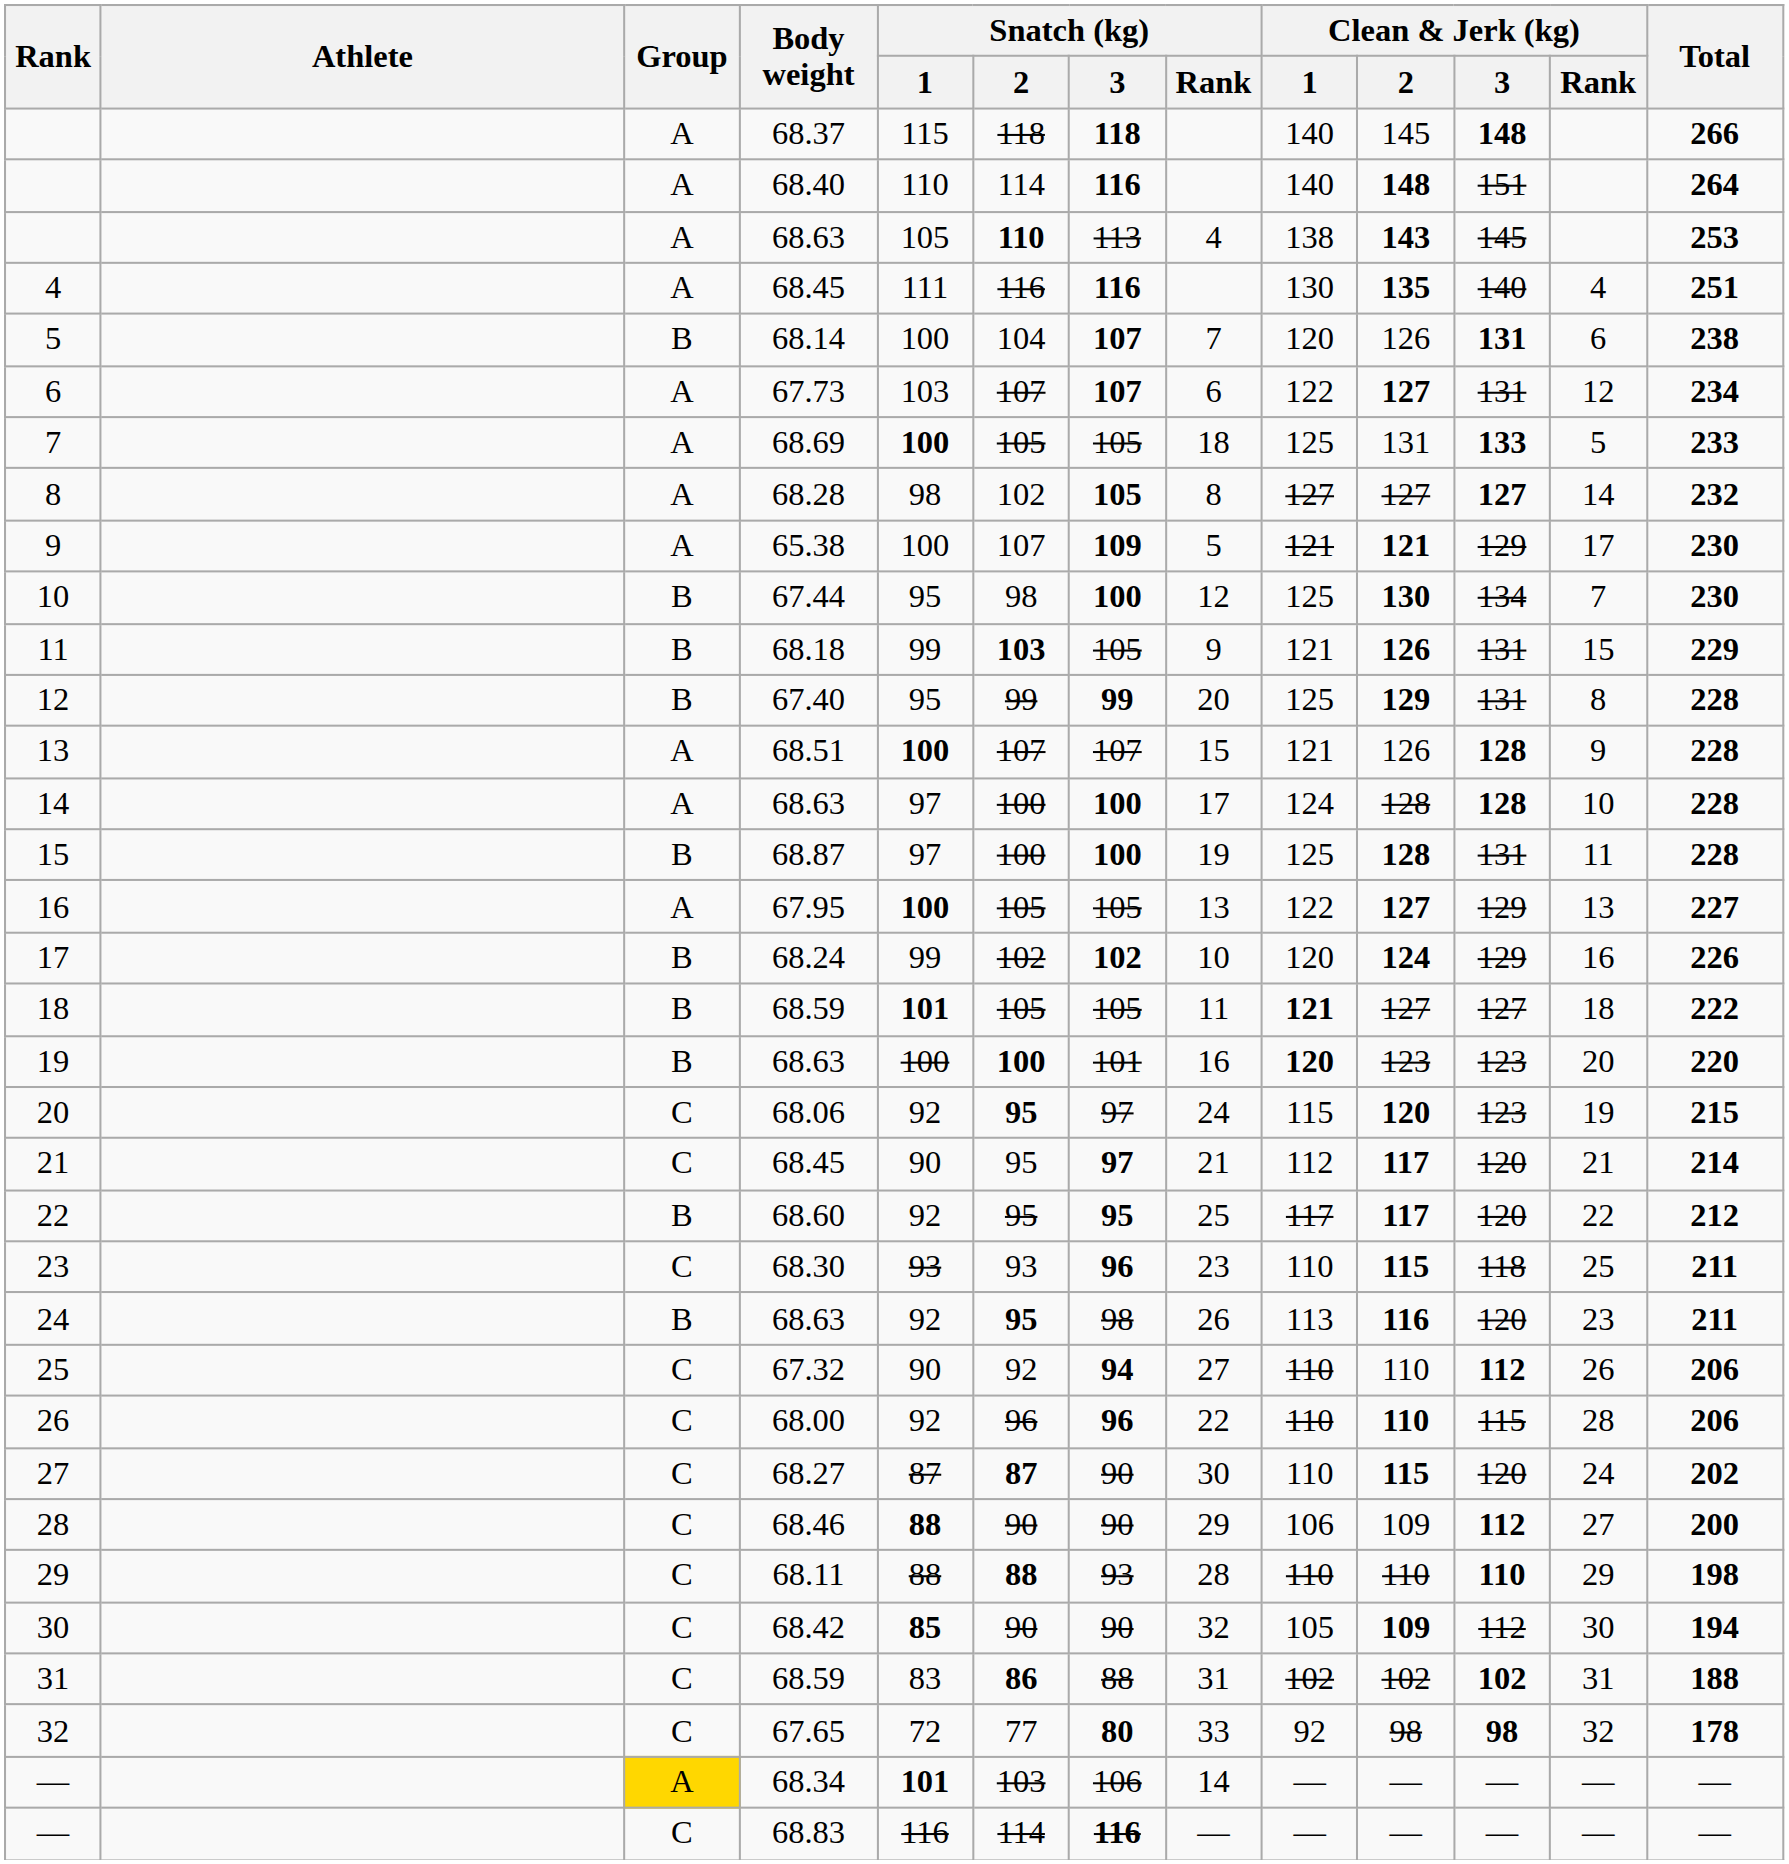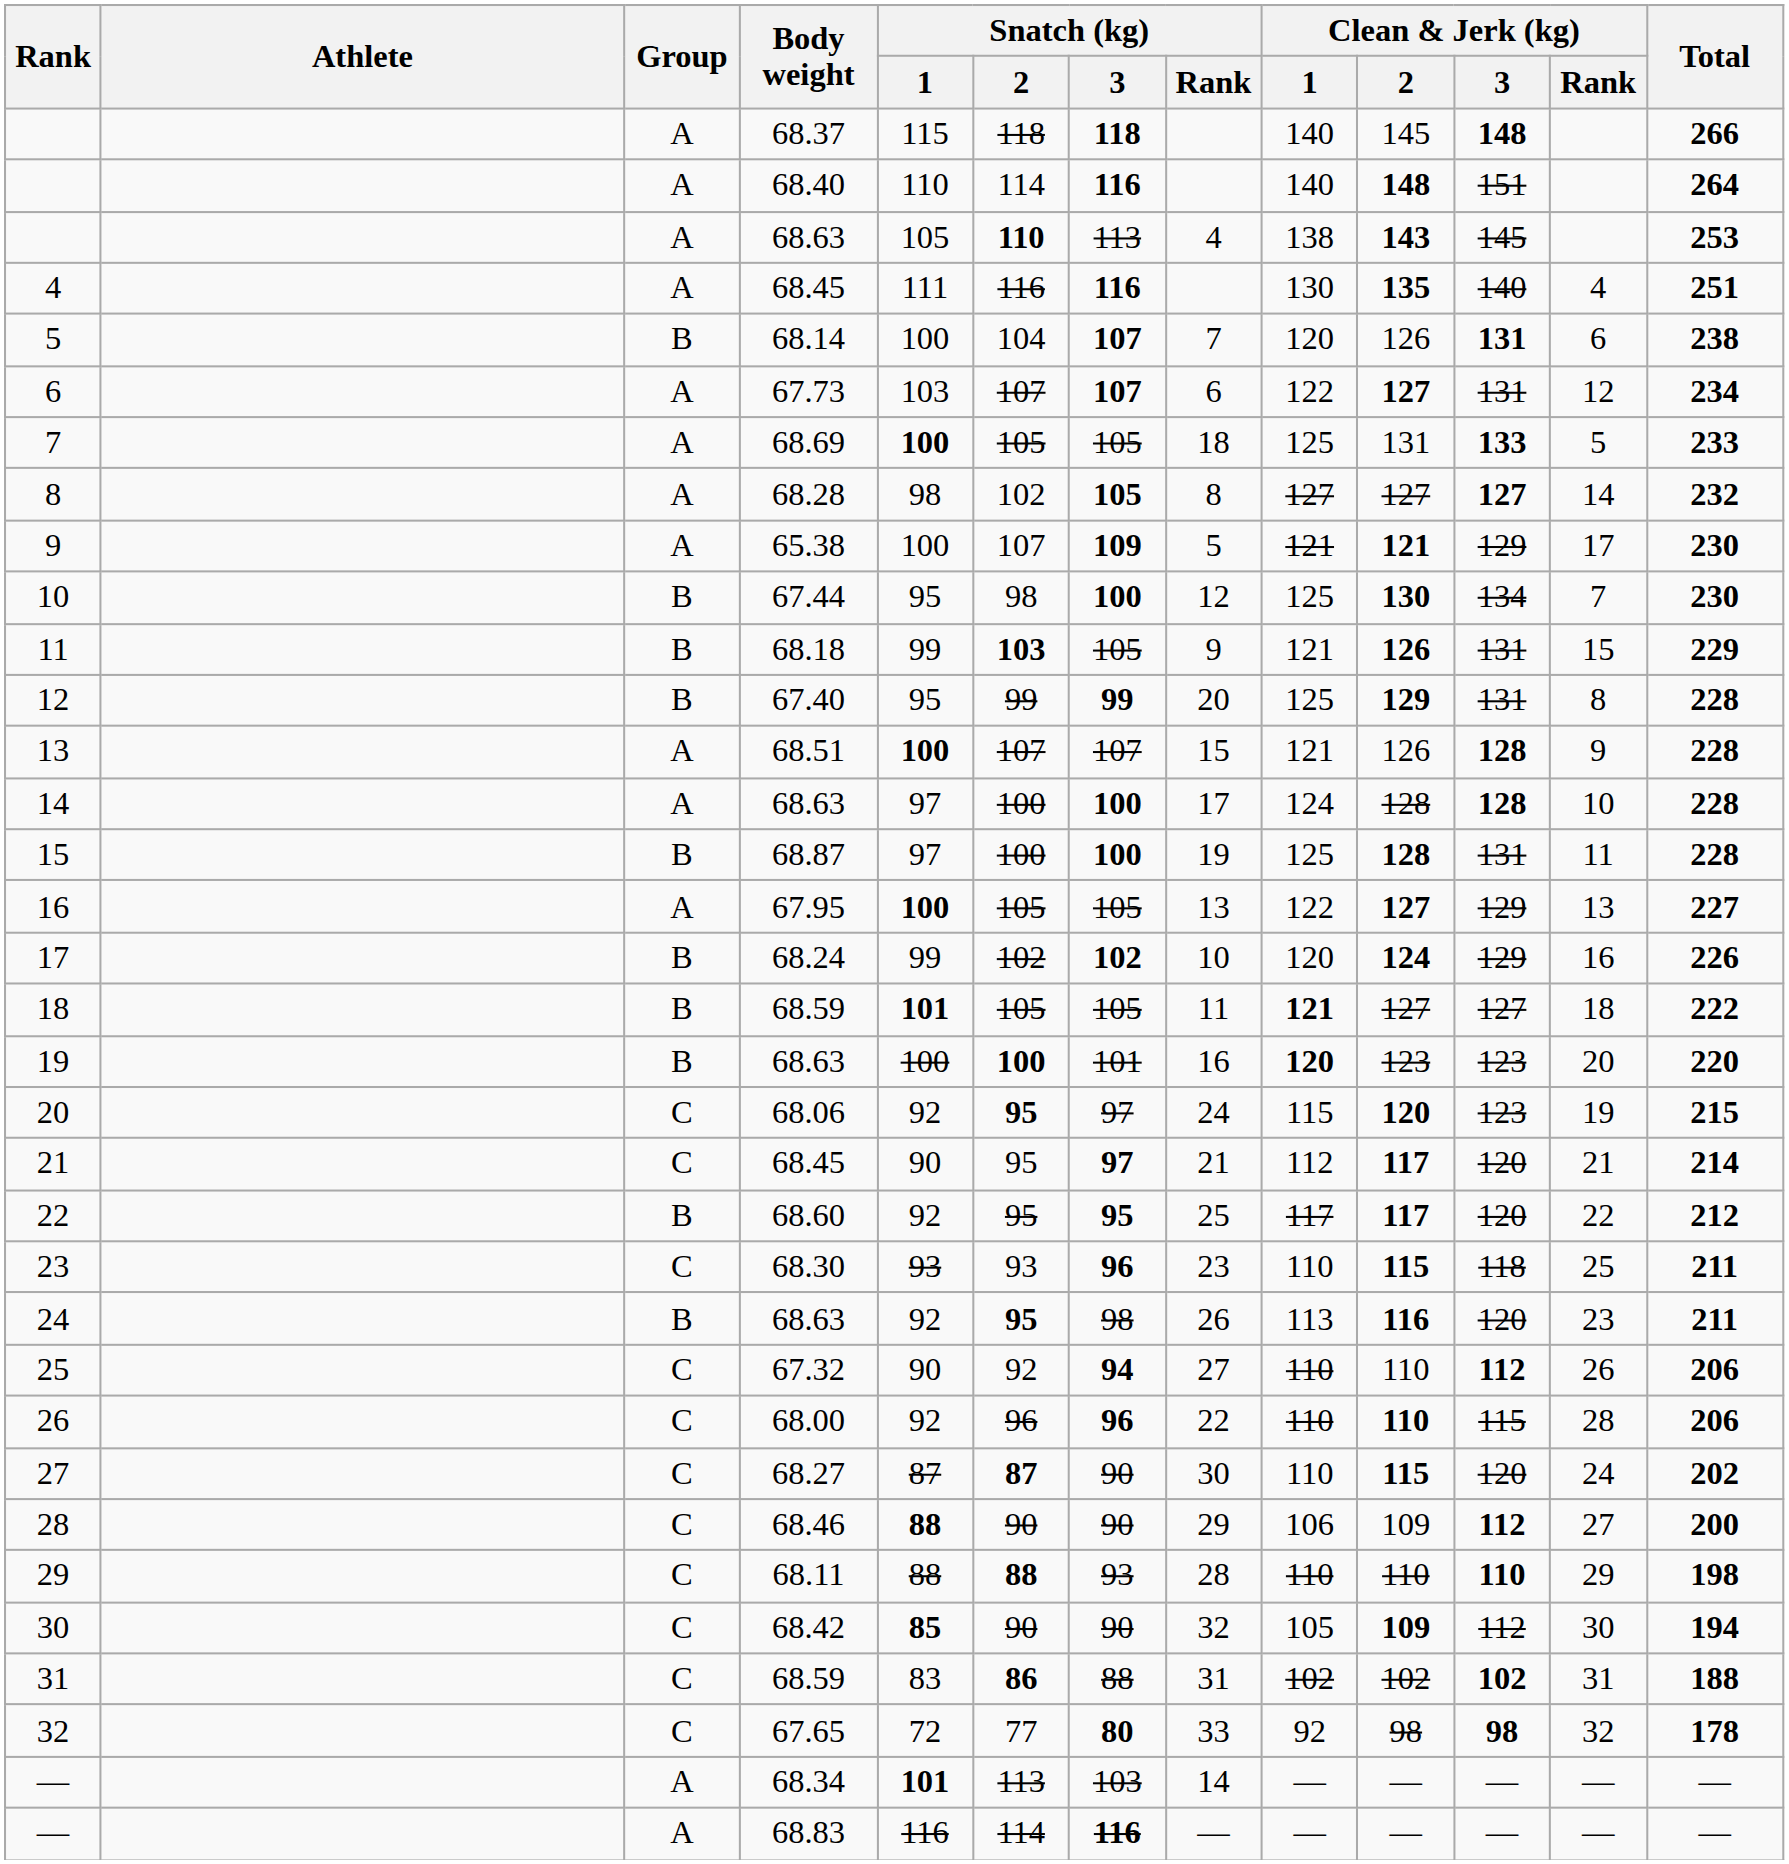(682, 1781) gold background -> (682, 1781) no background
(1021, 1781) 103 -> (1021, 1781) 113
(1117, 1781) 106 -> (1117, 1781) 103
(682, 1833) C -> (682, 1833) A
